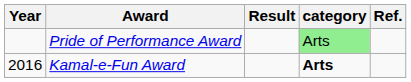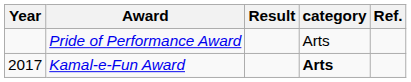(316, 41) lightgreen background -> (316, 41) no background
(25, 65) 2016 -> (25, 65) 2017
